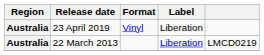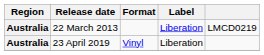rows swapped: (85, 43) <-> (81, 27)
